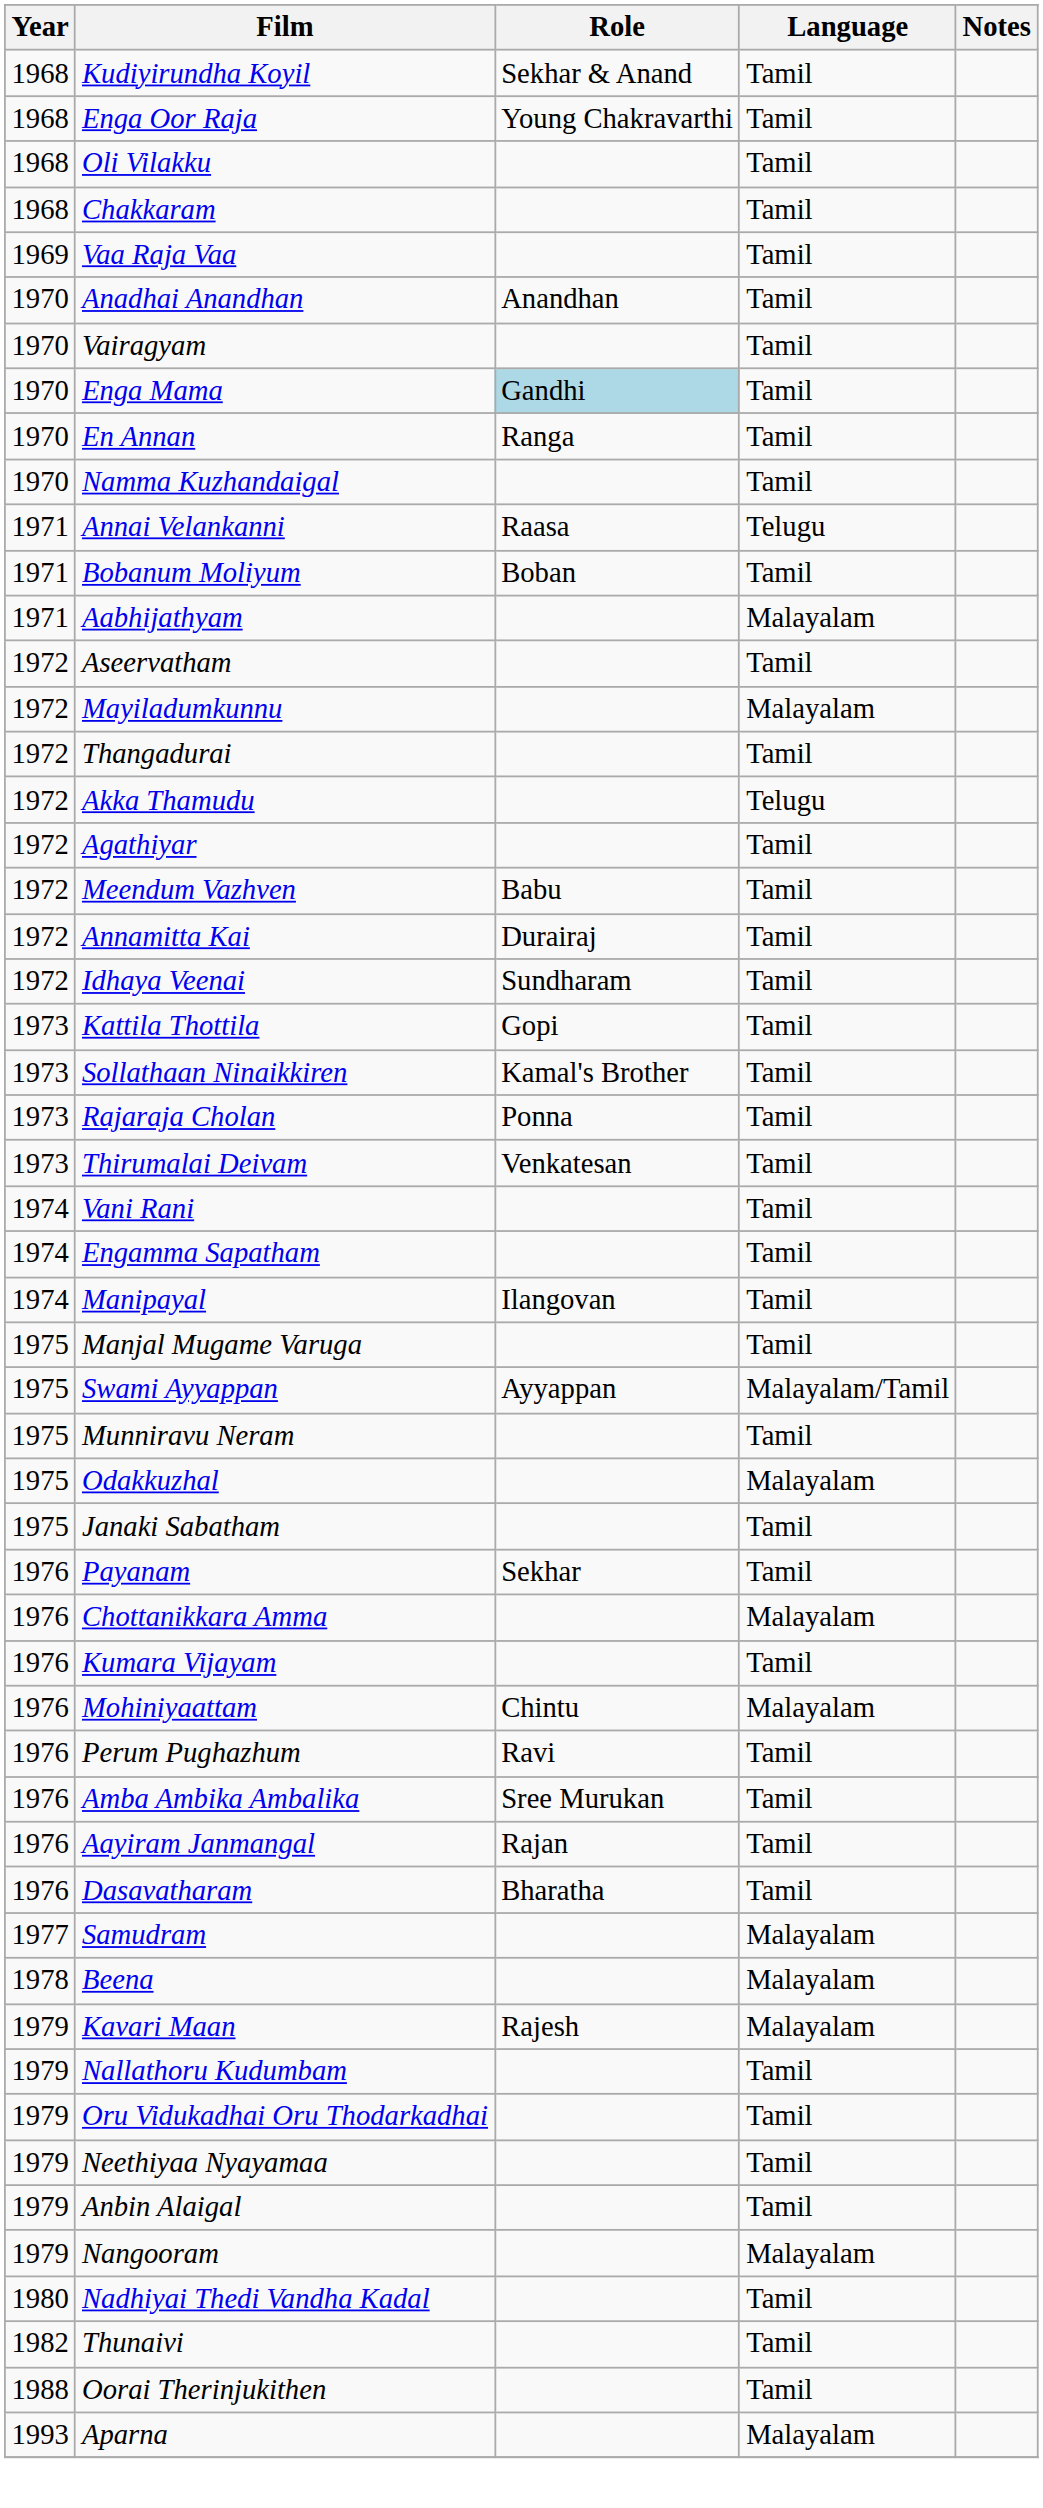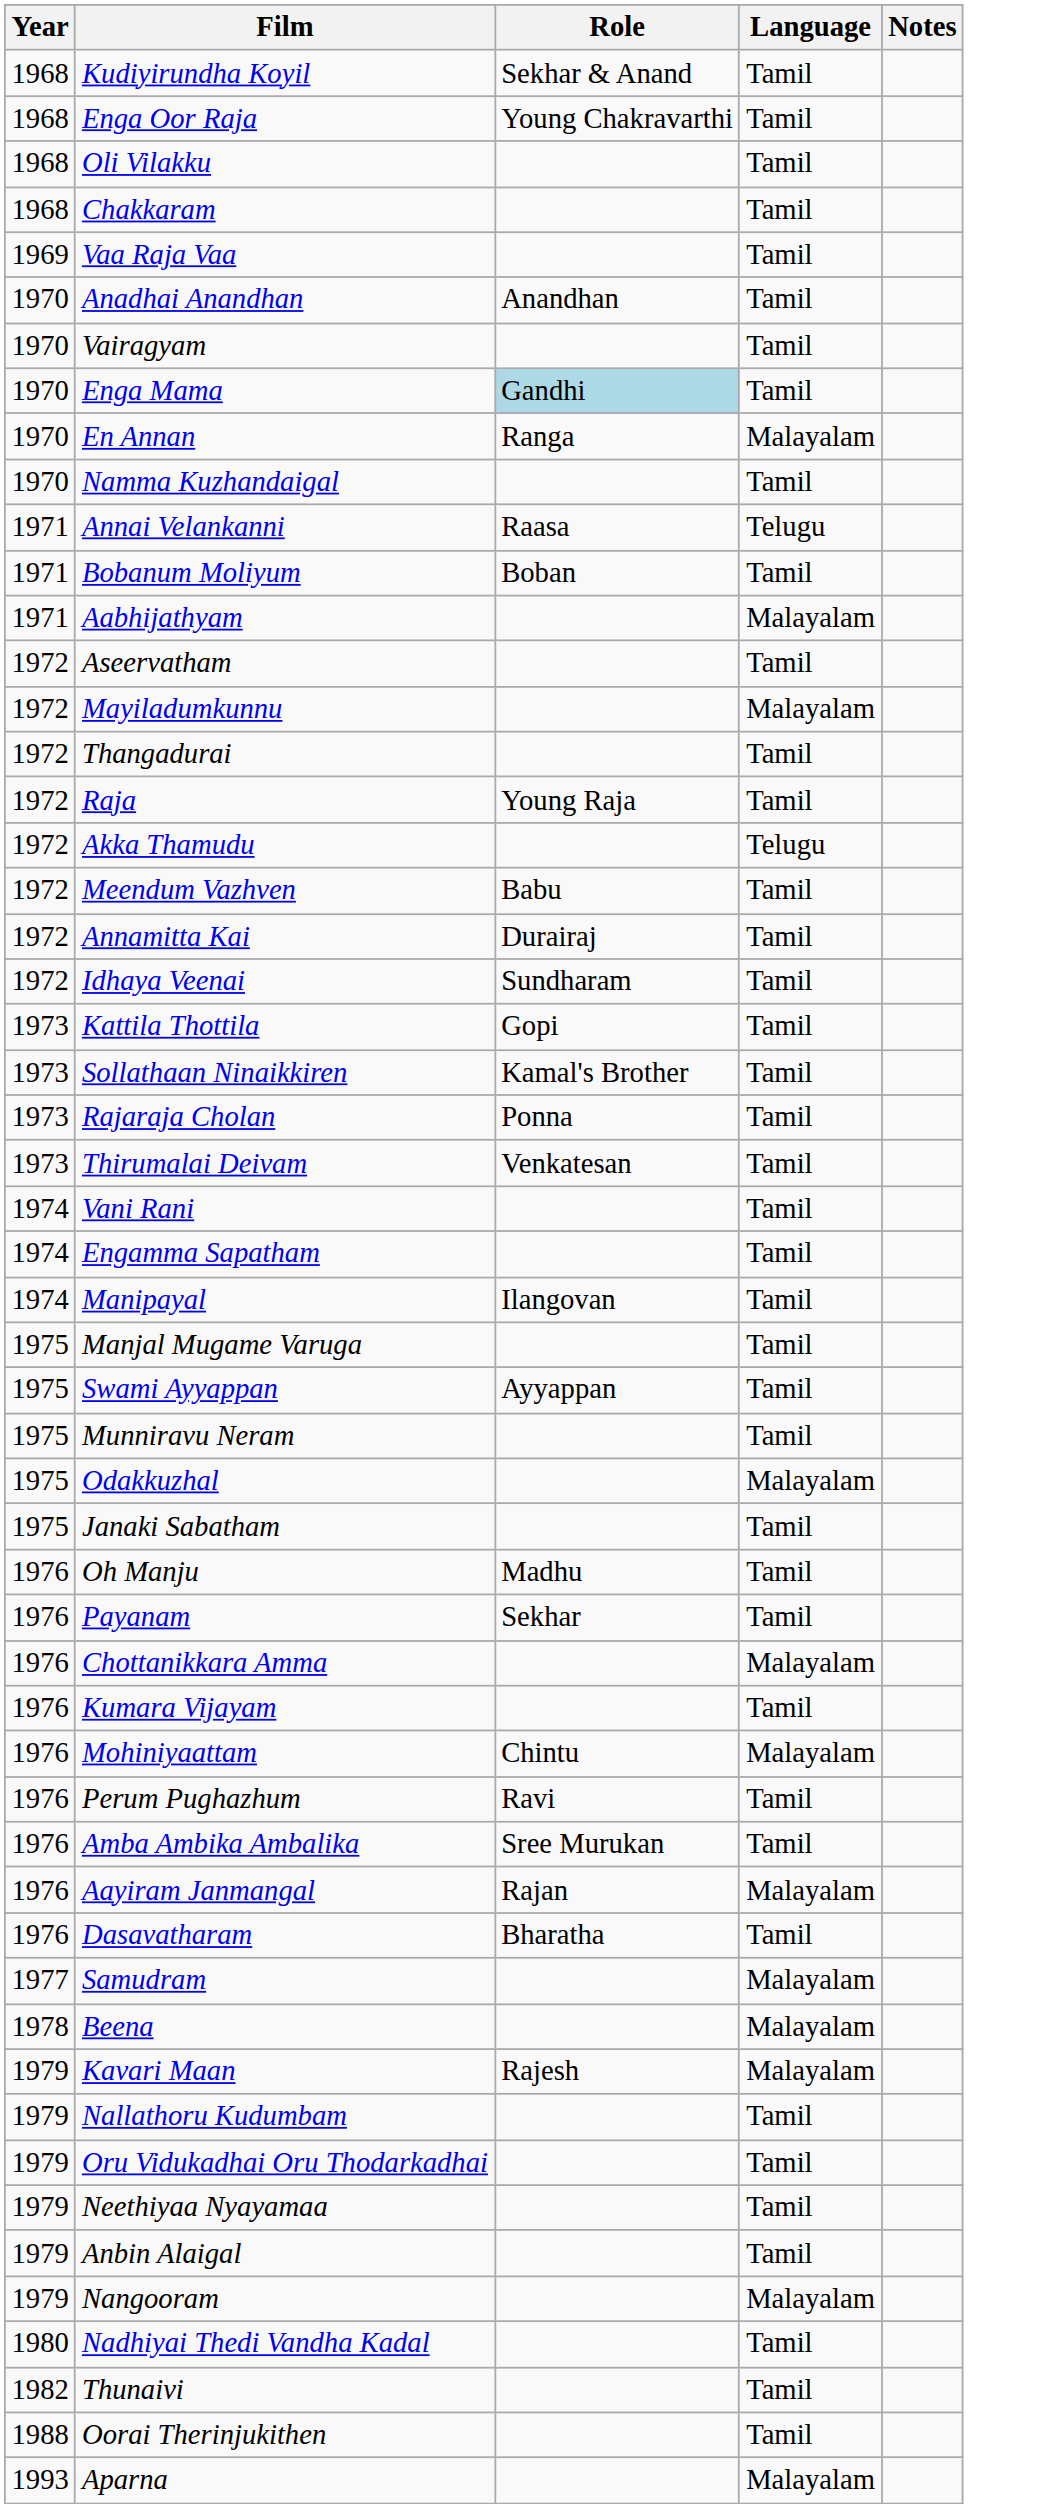(779, 436) Tamil -> (811, 436) Malayalam
+ row: (109, 799)
- row: (139, 844)
(848, 1389) Malayalam/Tamil -> (779, 1389) Tamil
+ row: (140, 1571)
(779, 1844) Tamil -> (811, 1889) Malayalam
